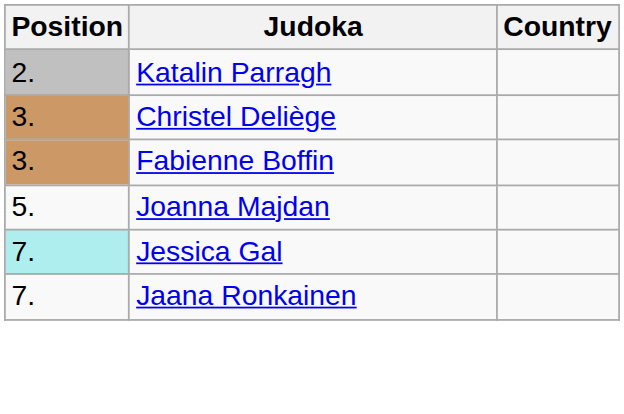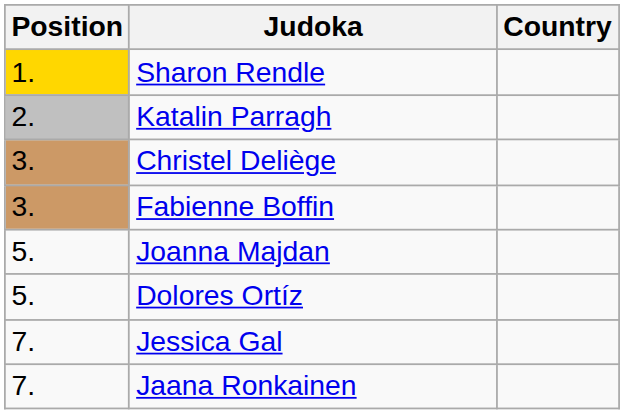+ row: (231, 71)
+ row: (220, 296)
(23, 251) paleturquoise background -> (23, 341) no background
